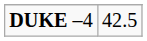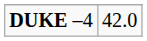(120, 20) 42.5 -> (120, 20) 42.0
